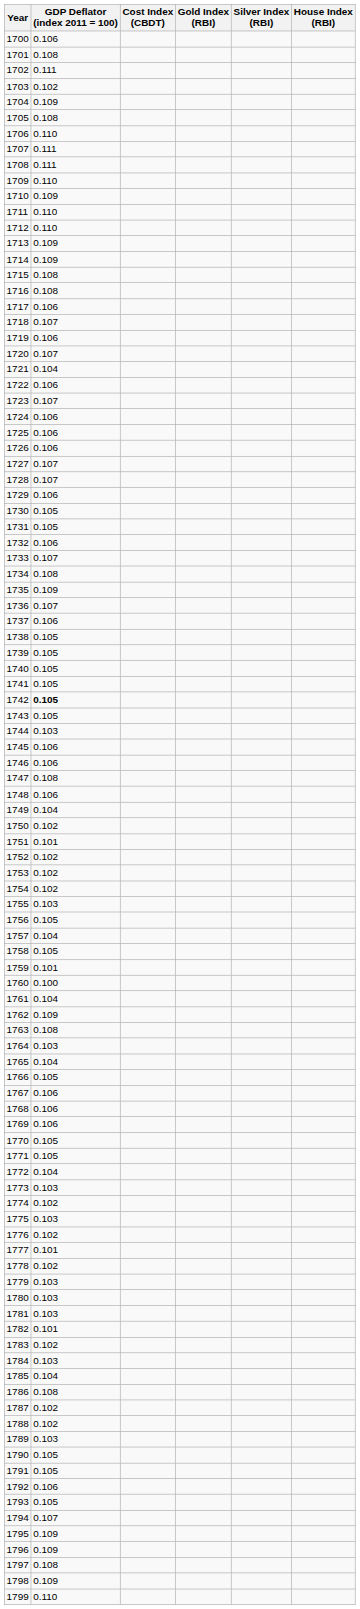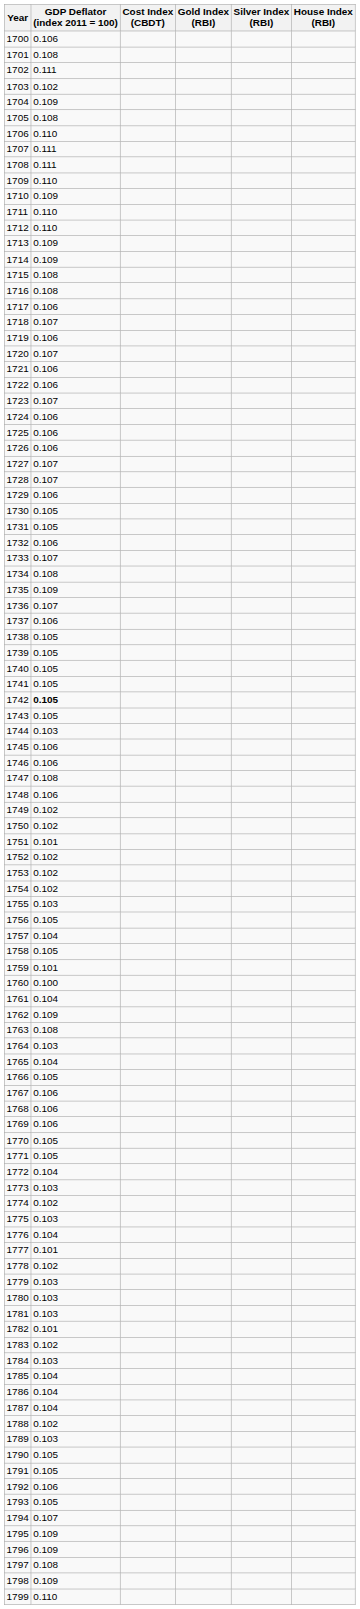(46, 369) 0.104 -> (46, 369) 0.106
(46, 810) 0.104 -> (46, 810) 0.102
(46, 1234) 0.102 -> (46, 1234) 0.104
(46, 1392) 0.108 -> (46, 1392) 0.104
(46, 1407) 0.102 -> (46, 1407) 0.104
